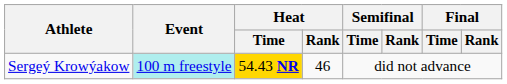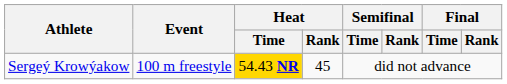(184, 66) paleturquoise background -> (184, 66) no background
(323, 66) 46 -> (323, 66) 45
